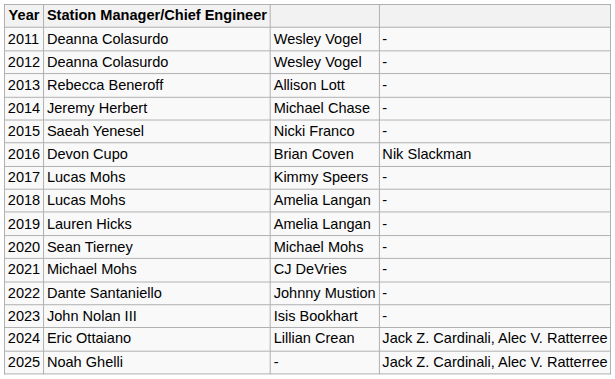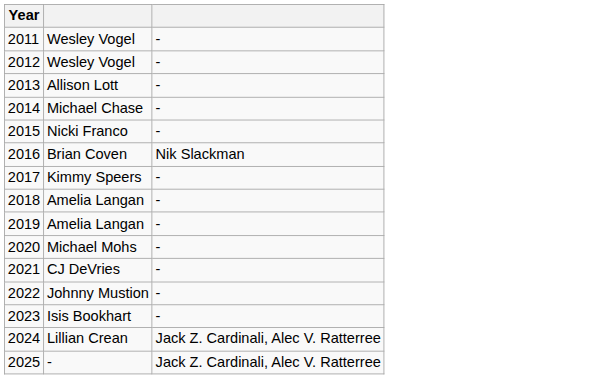- column: (157, 16)
